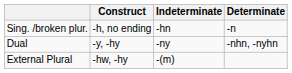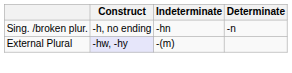- row: (17, 44)
(110, 60) no background -> (110, 44) lavender background
